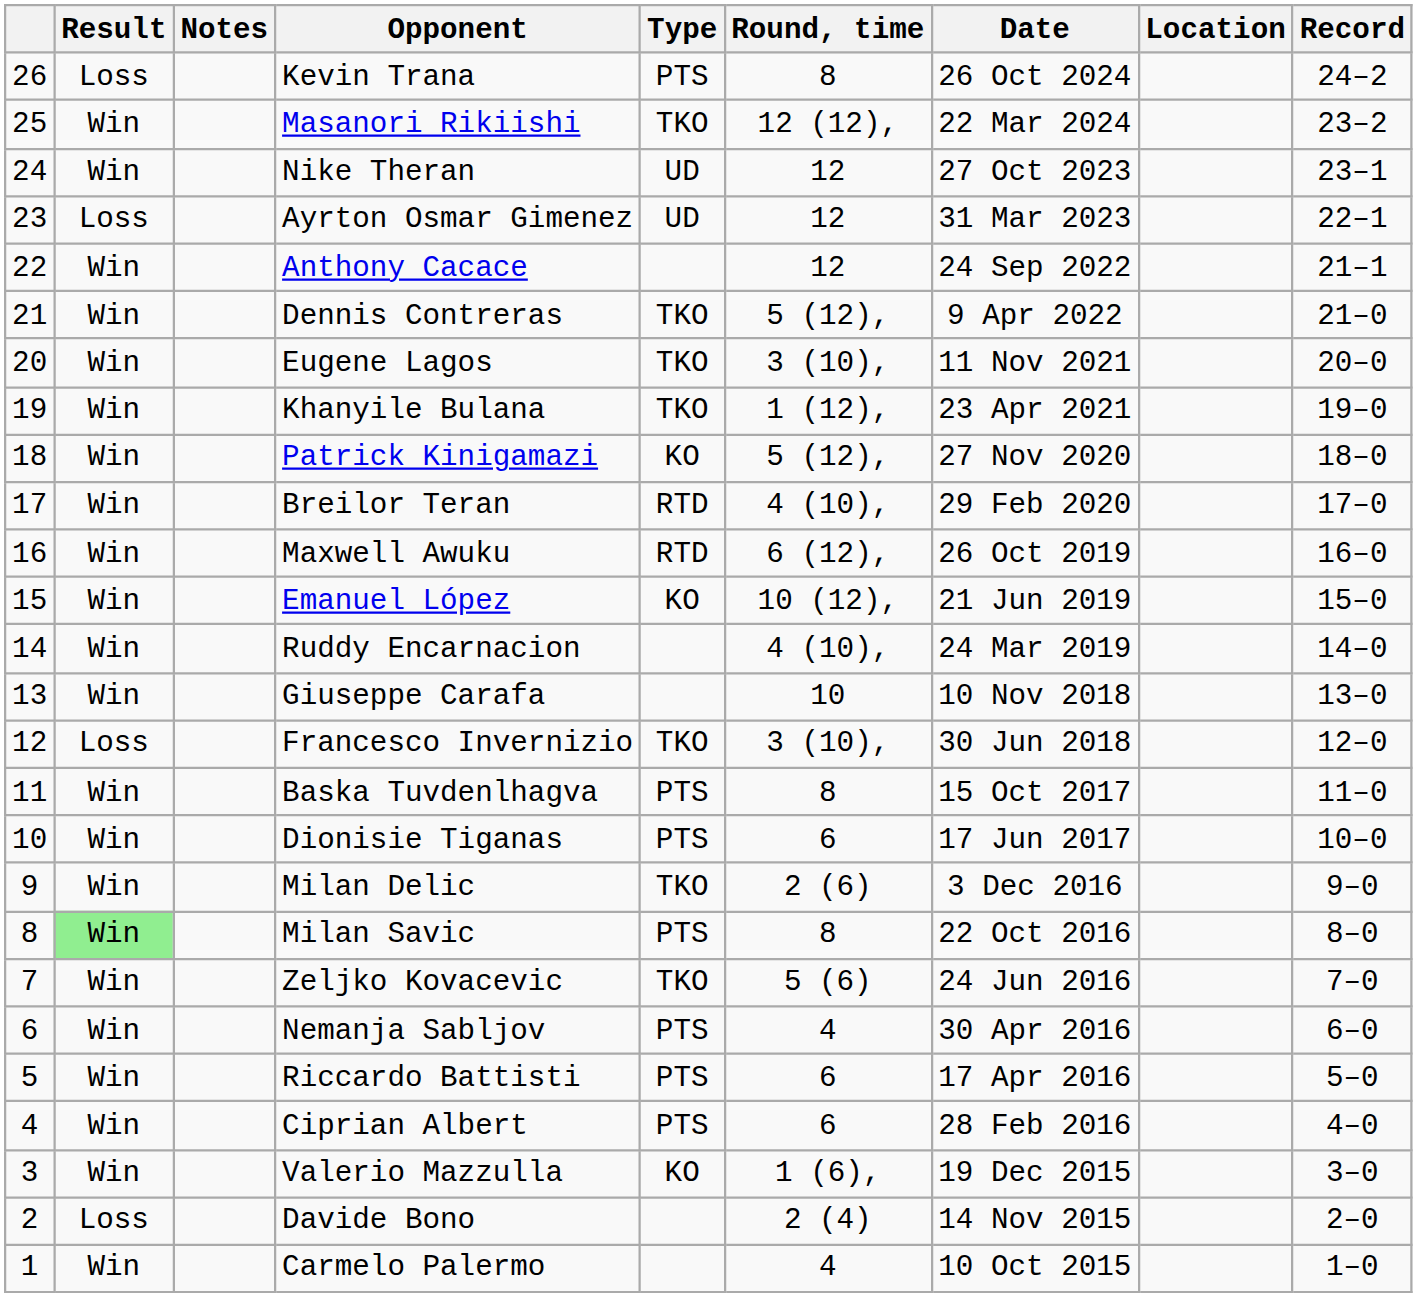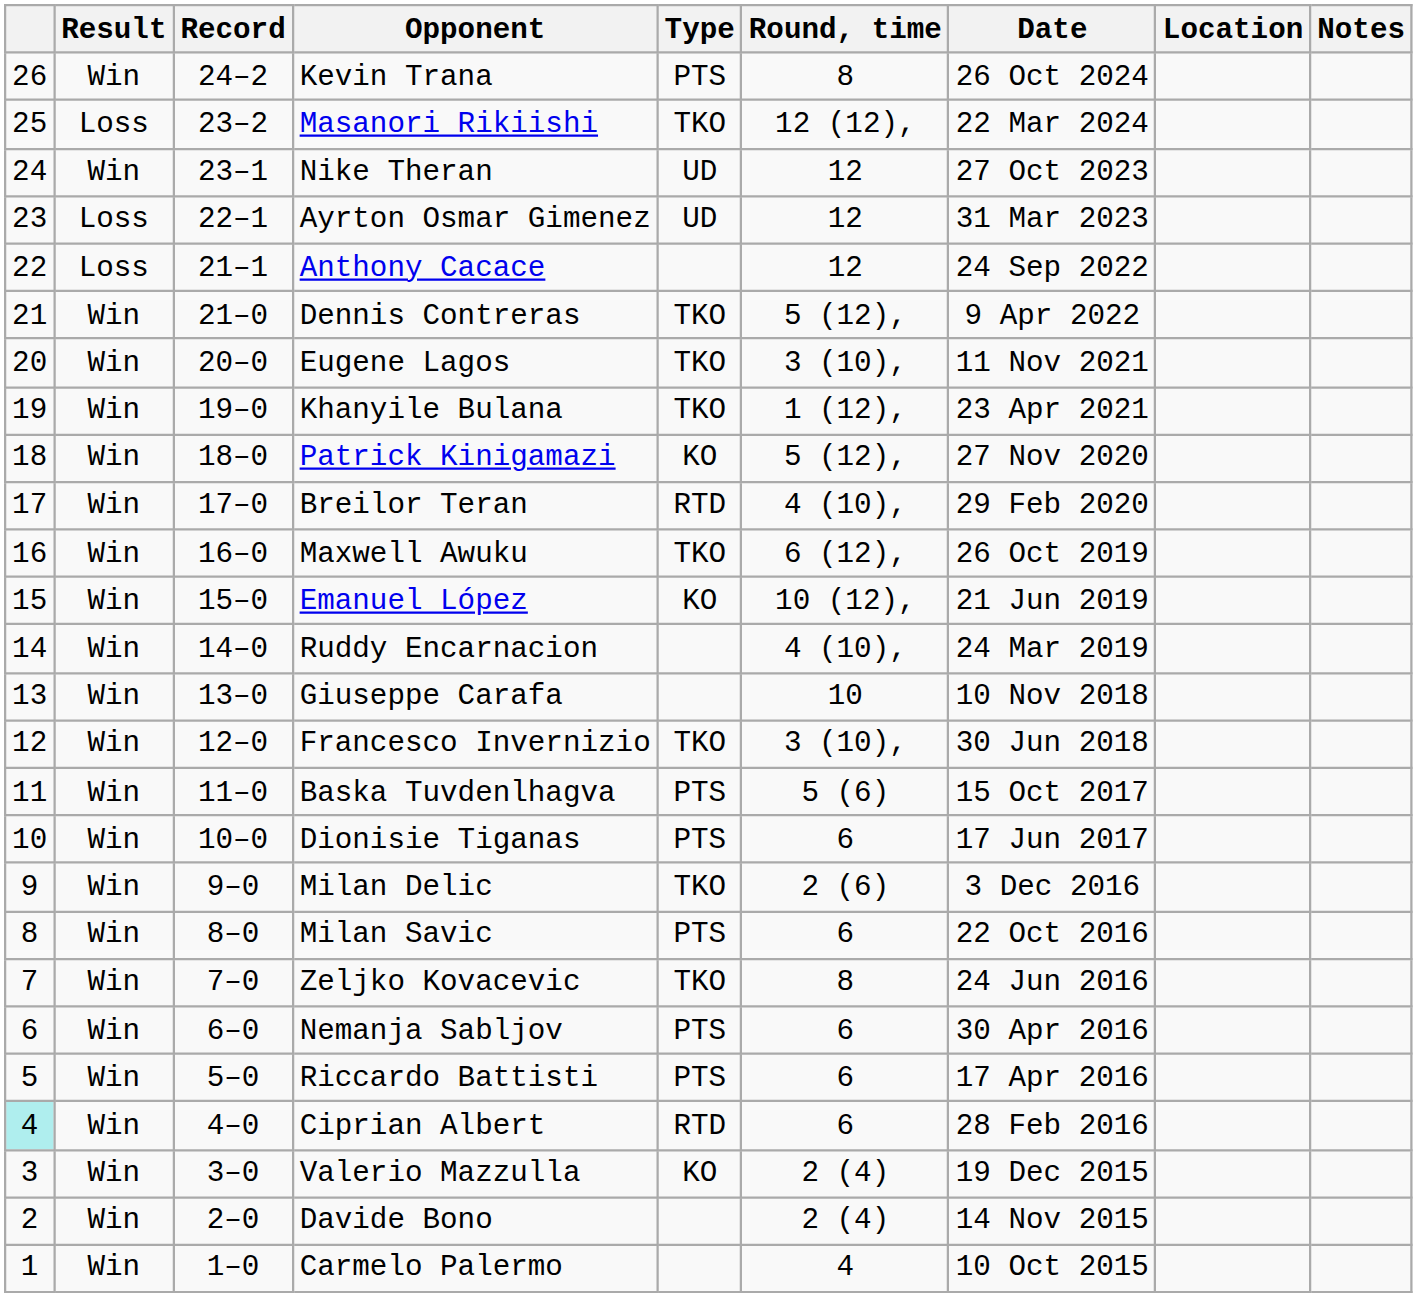columns swapped: (1352, 29) <-> (224, 29)
(114, 77) Loss -> (114, 77) Win
(114, 124) Win -> (114, 124) Loss
(114, 267) Win -> (114, 267) Loss
(682, 553) RTD -> (700, 553) TKO
(114, 744) Loss -> (114, 744) Win
(828, 792) 8 -> (845, 792) 5 (6)
(114, 935) lightgreen background -> (114, 935) no background
(828, 935) 8 -> (845, 935) 6
(828, 982) 5 (6) -> (845, 982) 8
(828, 1030) 4 -> (845, 1030) 6
(30, 1125) no background -> (30, 1125) paleturquoise background
(682, 1125) PTS -> (700, 1125) RTD
(828, 1173) 1 (6), -> (845, 1173) 2 (4)
(114, 1221) Loss -> (114, 1221) Win
